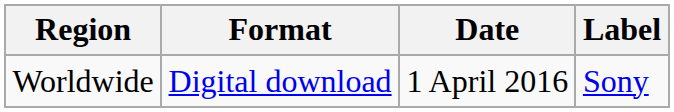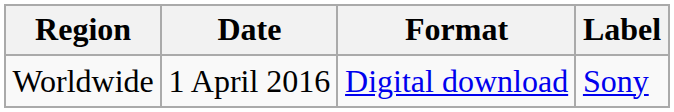columns swapped: (487, 29) <-> (280, 29)
